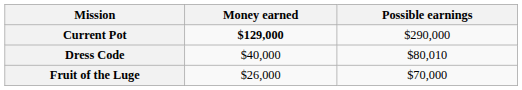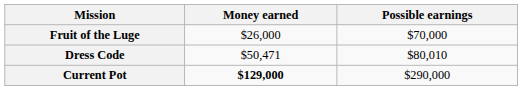rows swapped: (95, 75) <-> (95, 35)
(261, 55) $40,000 -> (261, 55) $50,471
